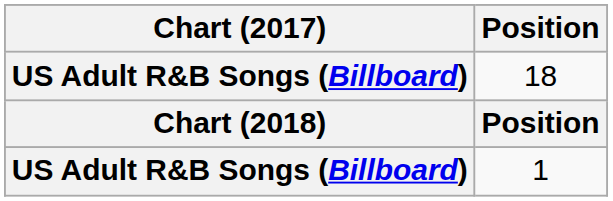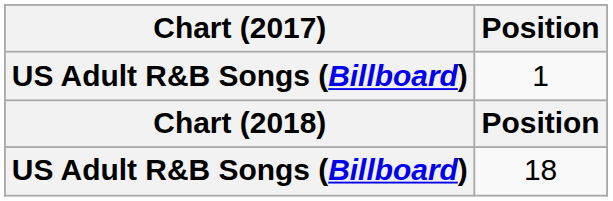rows swapped: (541, 75) <-> (541, 170)
